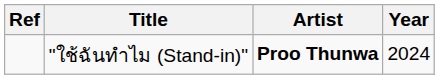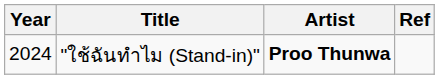columns swapped: (409, 19) <-> (24, 19)
